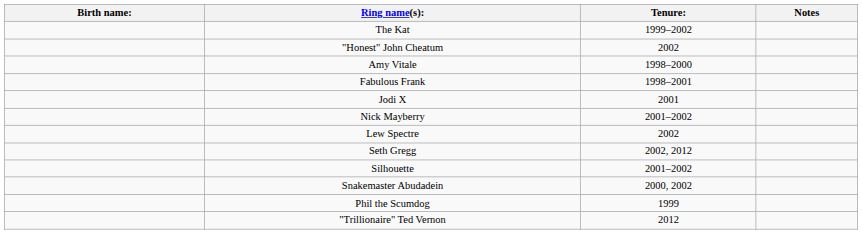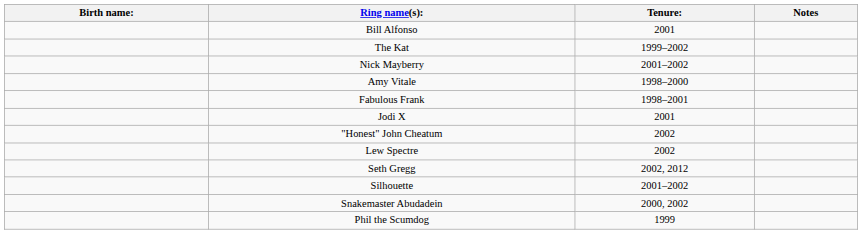+ row: (392, 30)
rows swapped: (393, 116) <-> (393, 47)
- row: (393, 220)
